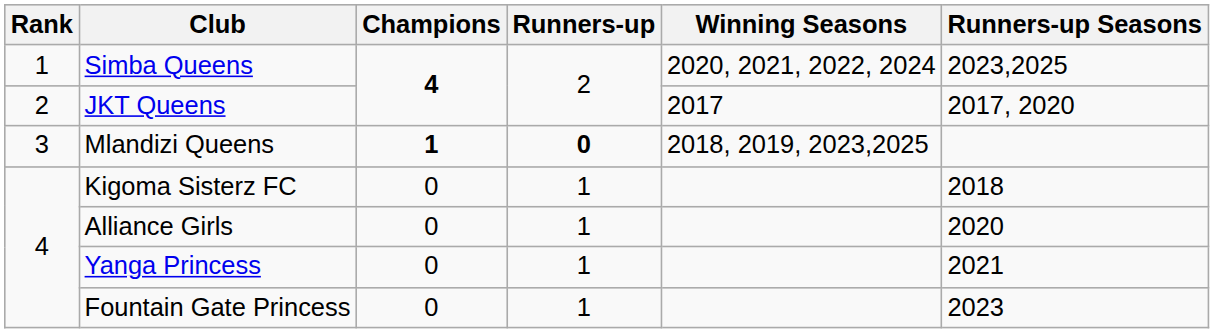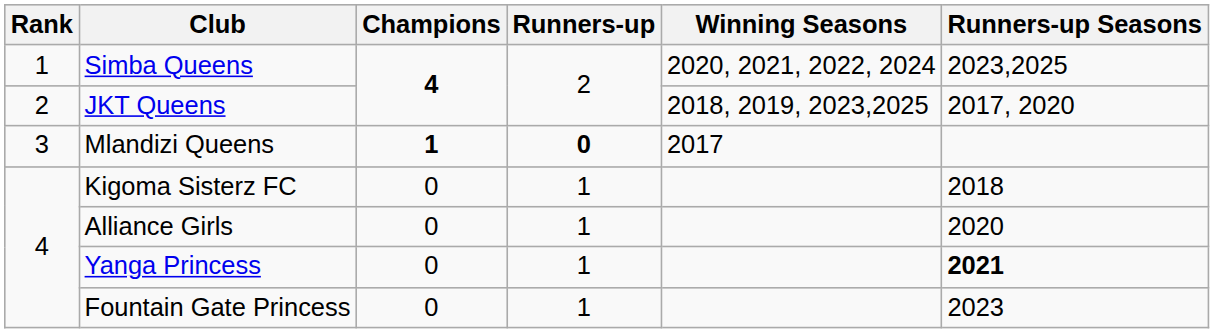(695, 105) 2017 -> (798, 105) 2018, 2019, 2023,2025
(798, 145) 2018, 2019, 2023,2025 -> (695, 145) 2017
(976, 266) normal -> (976, 266) bold
